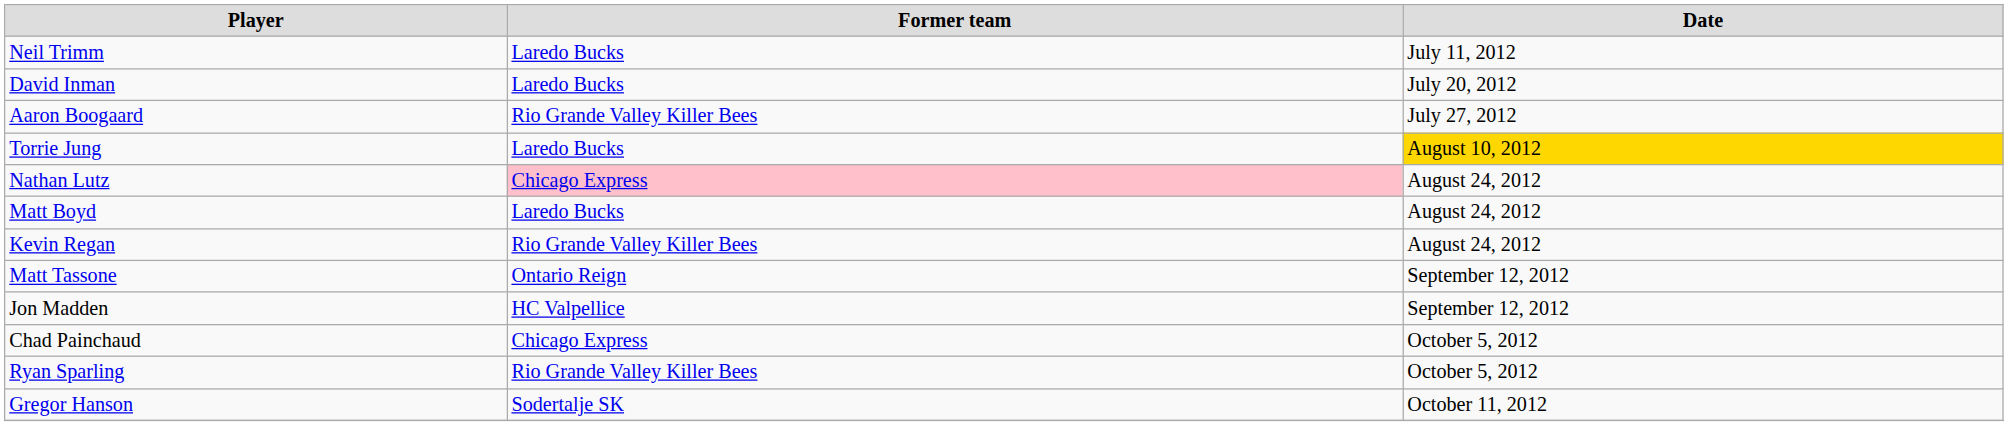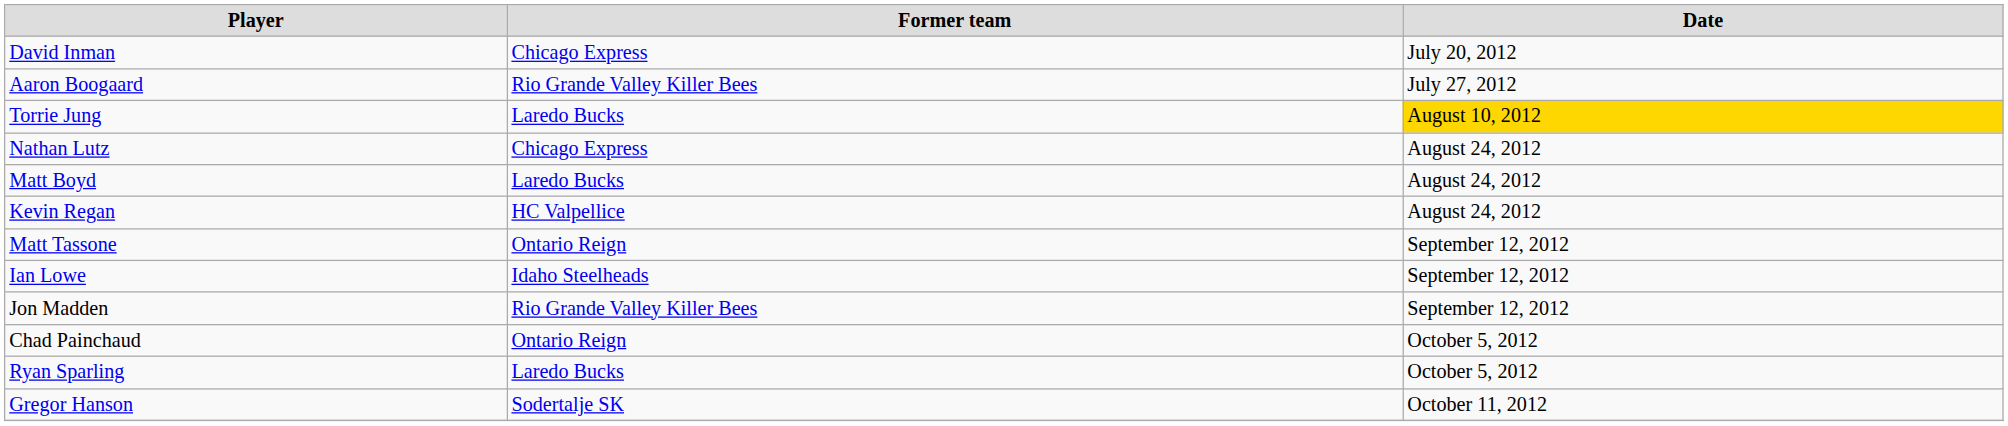- row: (57, 52)
(568, 84) Laredo Bucks -> (579, 52) Chicago Express
(579, 180) pink background -> (579, 148) no background
(634, 244) Rio Grande Valley Killer Bees -> (568, 212) HC Valpellice
+ row: (48, 276)
(568, 308) HC Valpellice -> (634, 308) Rio Grande Valley Killer Bees
(579, 340) Chicago Express -> (569, 340) Ontario Reign
(634, 372) Rio Grande Valley Killer Bees -> (568, 372) Laredo Bucks
